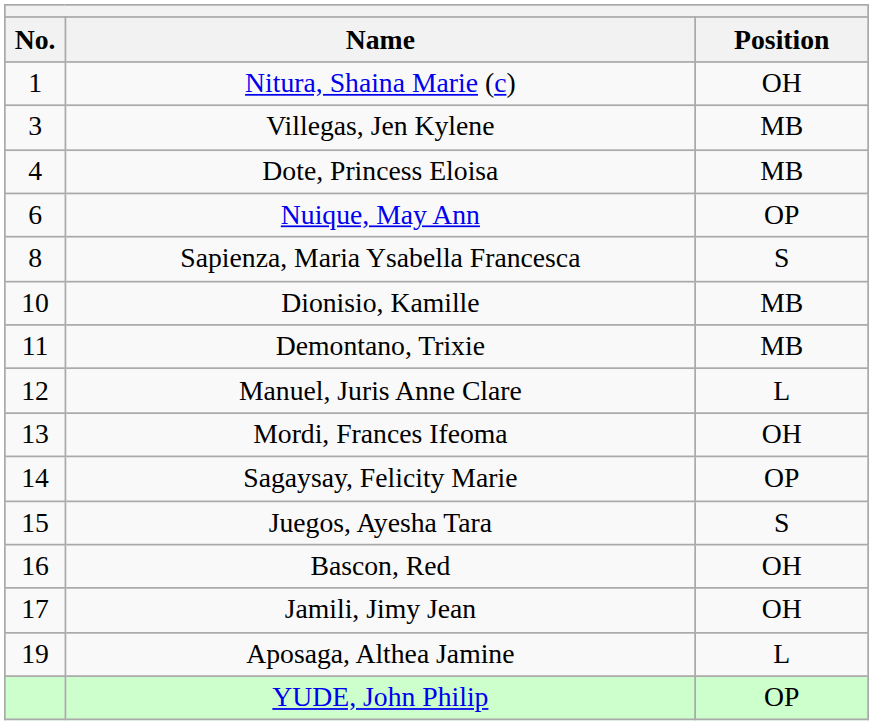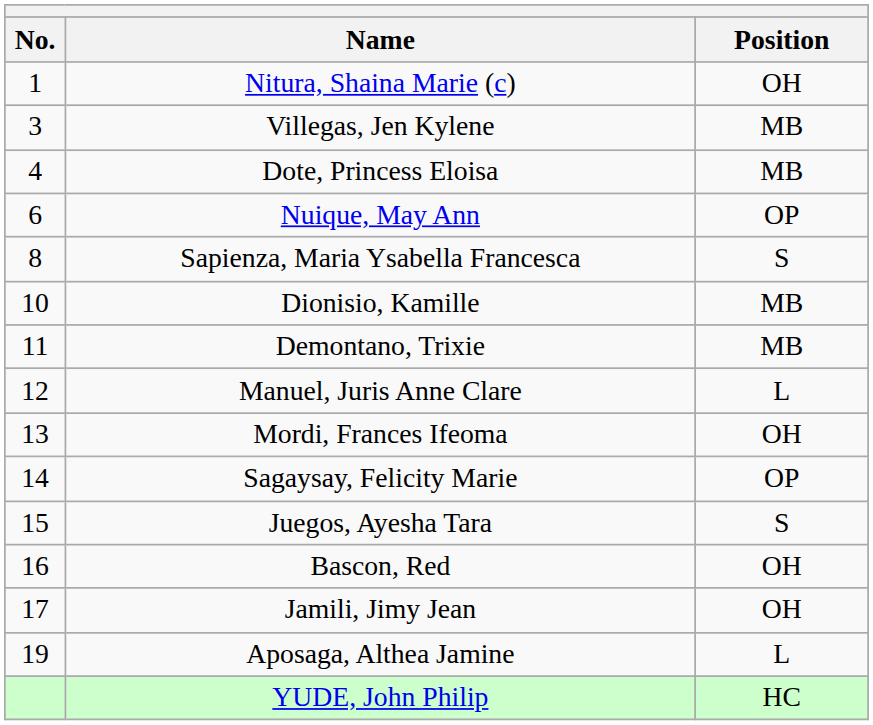(782, 697) OP -> (782, 697) HC
